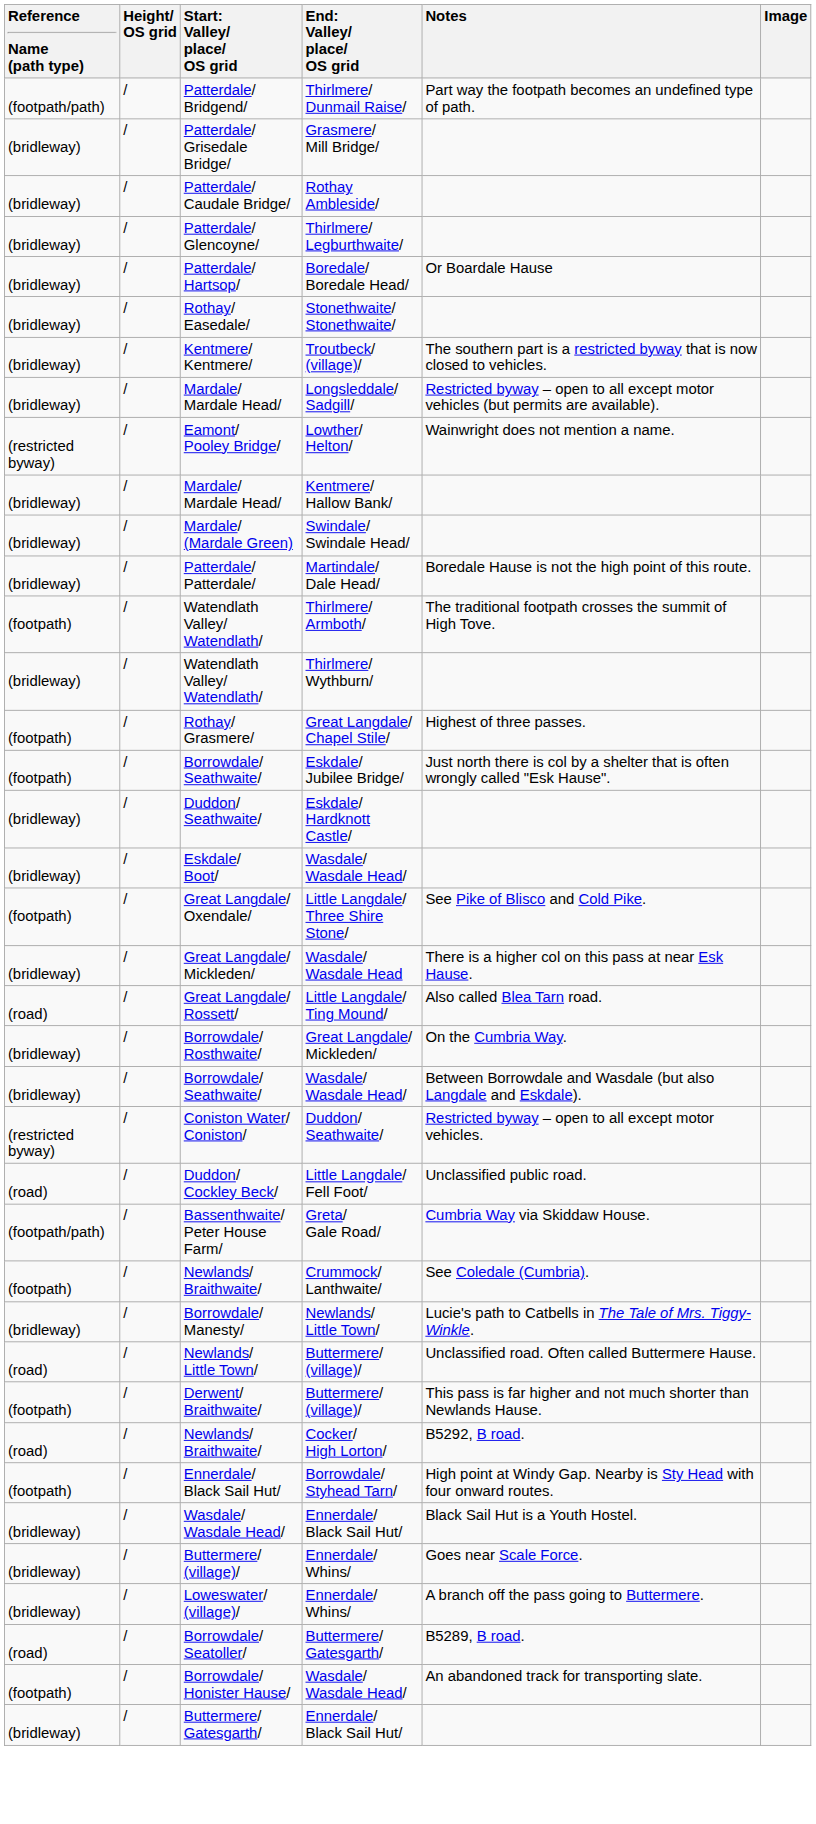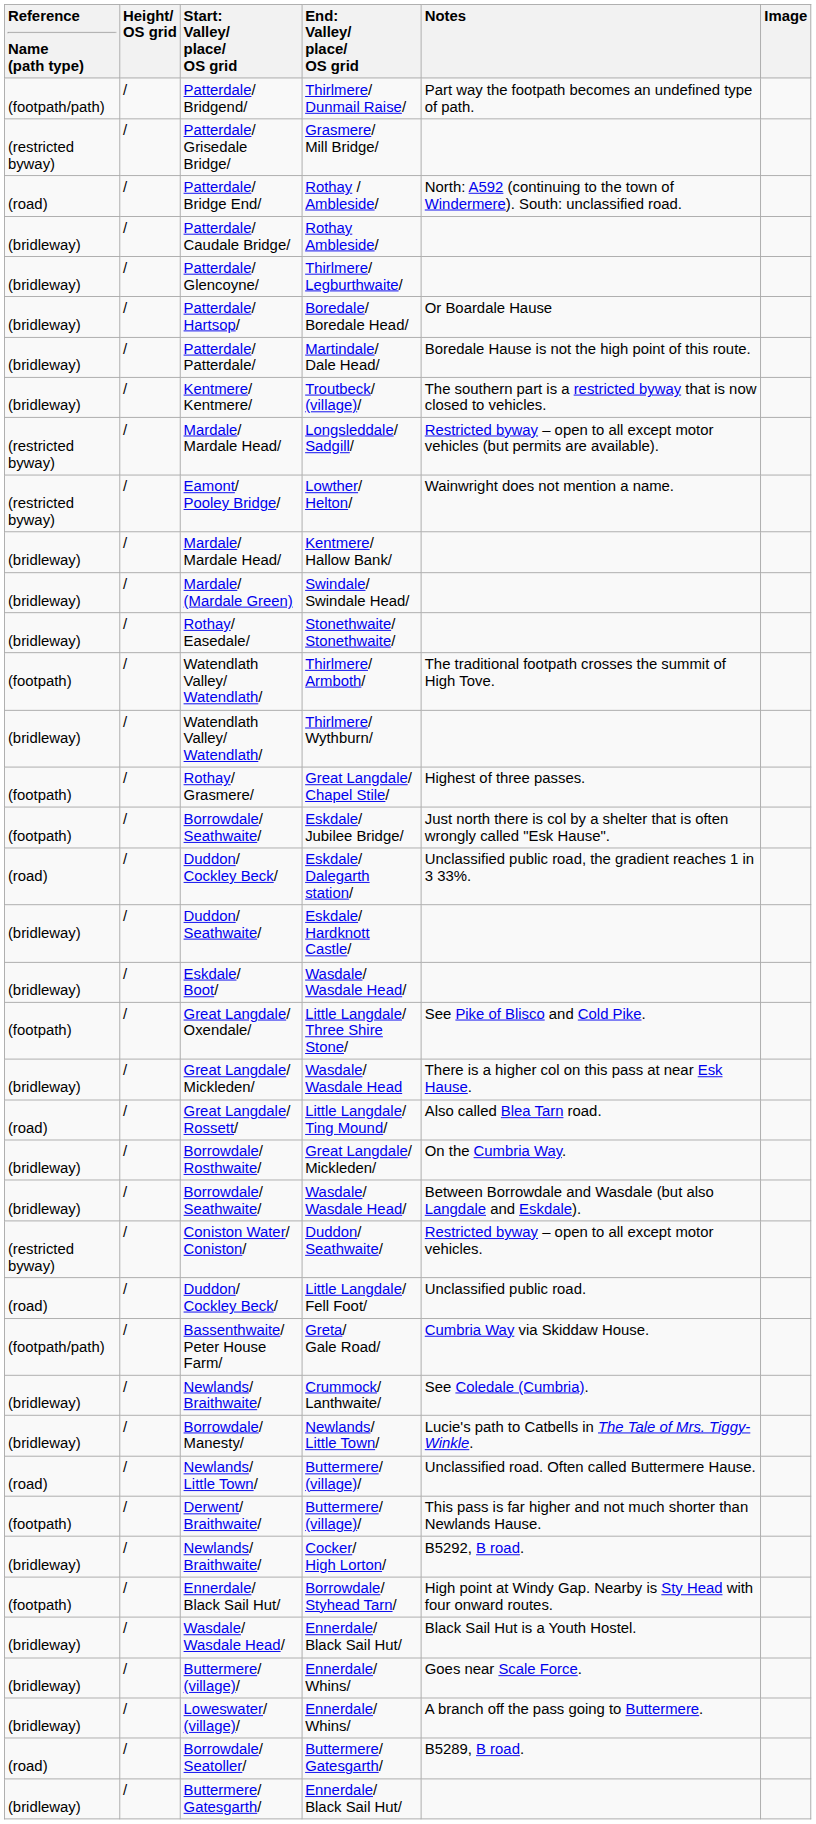(44, 147) (bridleway) -> (41, 155) (restricted byway)
+ row: (222, 195)
rows swapped: (220, 575) <-> (217, 316)
(44, 405) (bridleway) -> (41, 454) (restricted byway)
+ row: (231, 867)
(40, 1289) (footpath) -> (44, 1403) (bridleway)
(28, 1450) (road) -> (44, 1565) (bridleway)
- row: (237, 1684)
